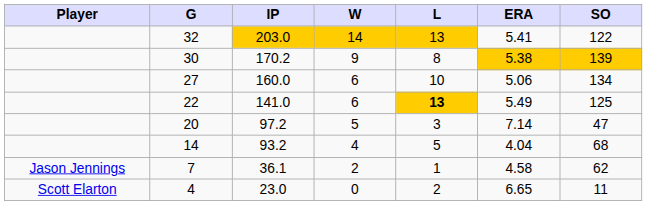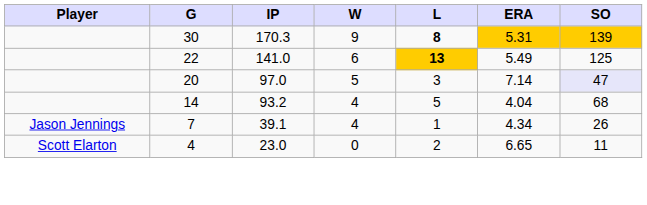- row: (191, 37)
(273, 59) 170.2 -> (273, 37) 170.3
(437, 59) normal -> (437, 37) bold
(519, 59) 5.38 -> (519, 37) 5.31
- row: (191, 80)
(273, 124) 97.2 -> (273, 80) 97.0
(601, 124) no background -> (601, 80) lavender background
(273, 168) 36.1 -> (273, 124) 39.1
(355, 168) 2 -> (355, 124) 4
(519, 168) 4.58 -> (519, 124) 4.34
(601, 168) 62 -> (601, 124) 26
